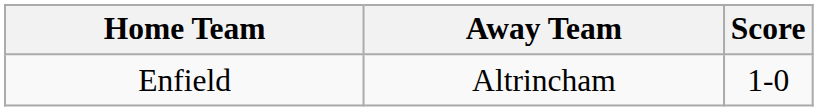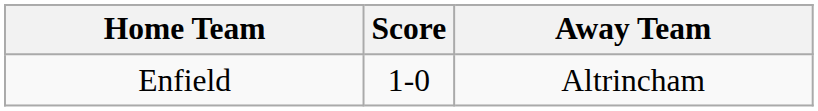columns swapped: (768, 29) <-> (544, 29)
